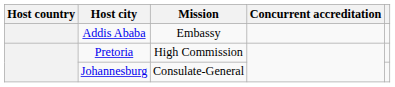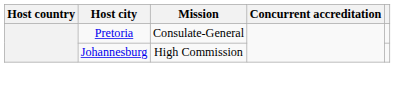- row: (114, 33)
(199, 52) High Commission -> (199, 33) Consulate-General
(199, 71) Consulate-General -> (199, 52) High Commission
